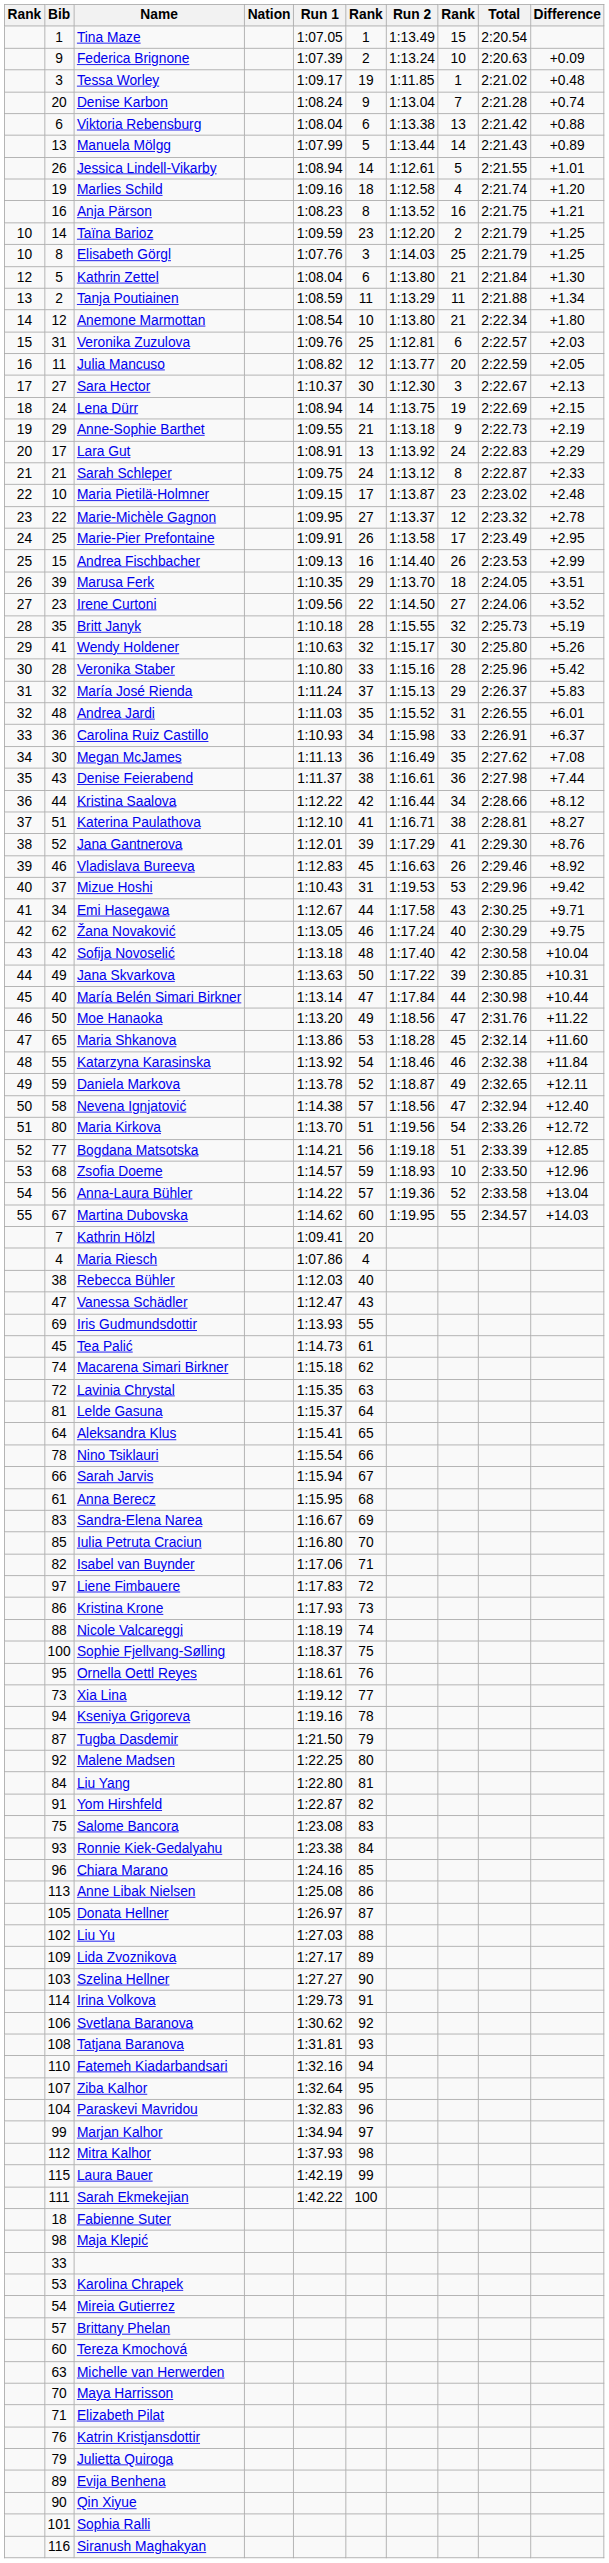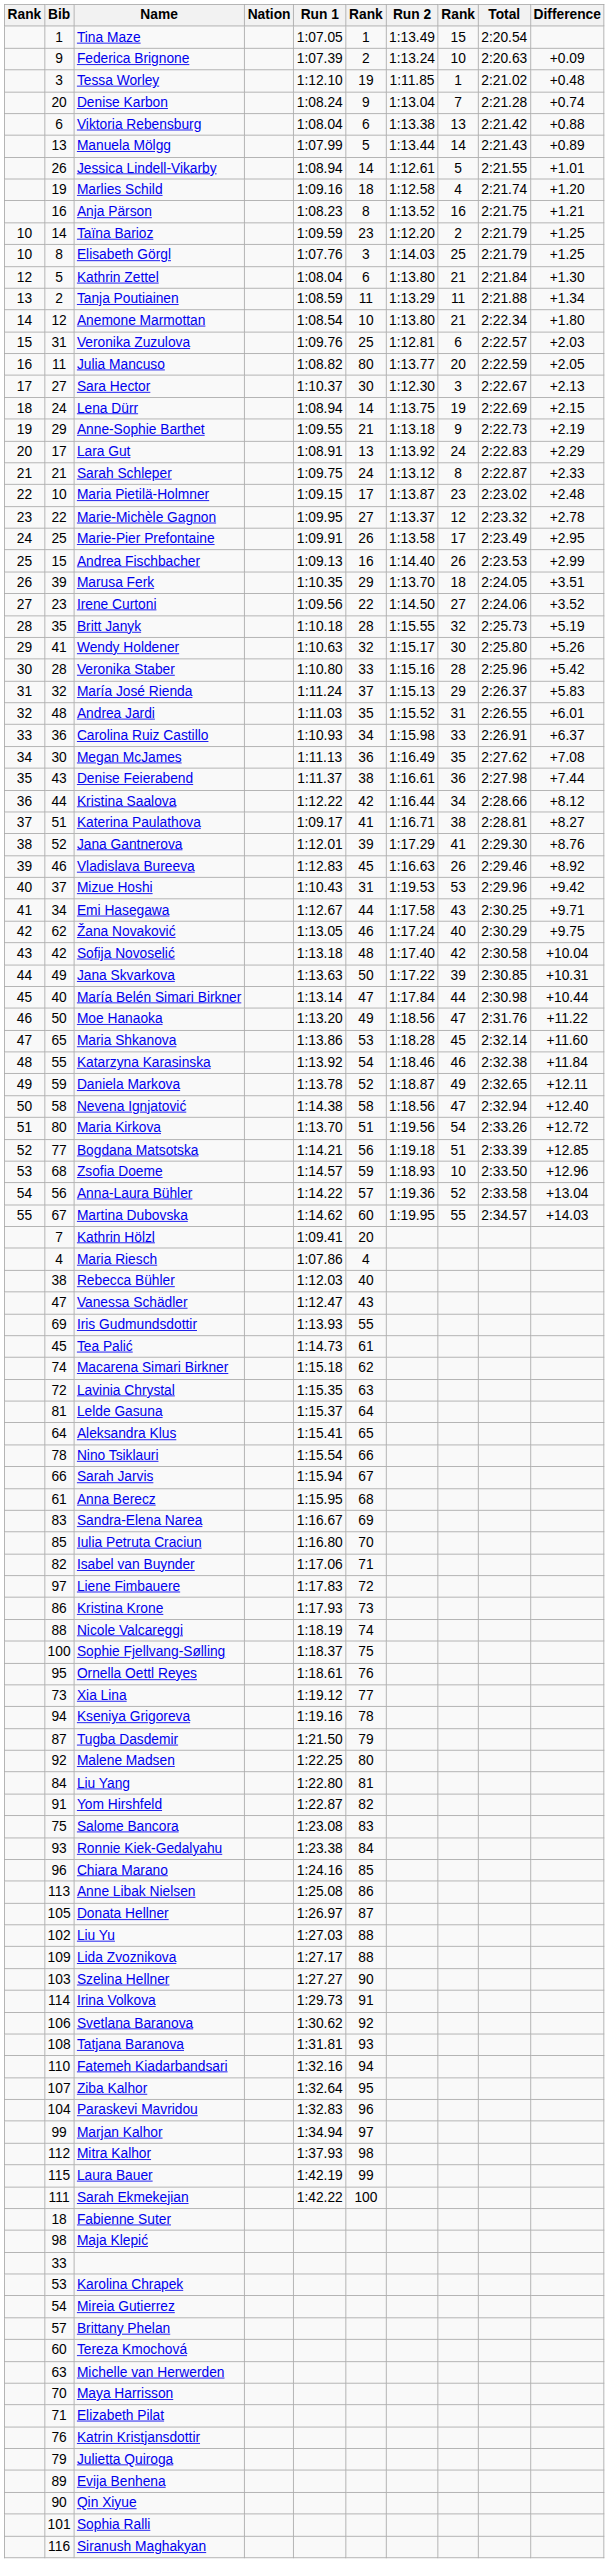(320, 80) 1:09.17 -> (320, 80) 1:12.10
(366, 364) 12 -> (366, 364) 80
(320, 822) 1:12.10 -> (320, 822) 1:09.17
(366, 1106) 57 -> (366, 1106) 58
(366, 1957) 89 -> (366, 1957) 88
